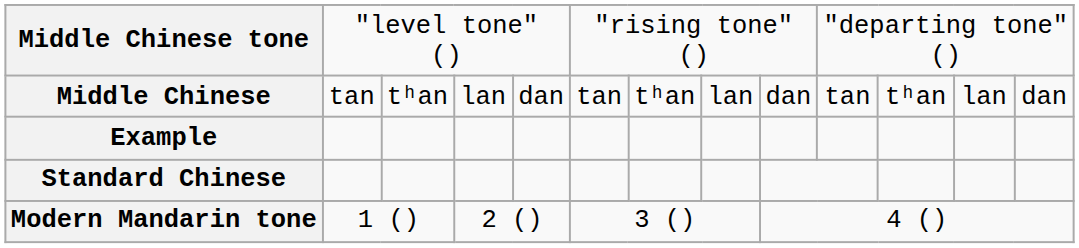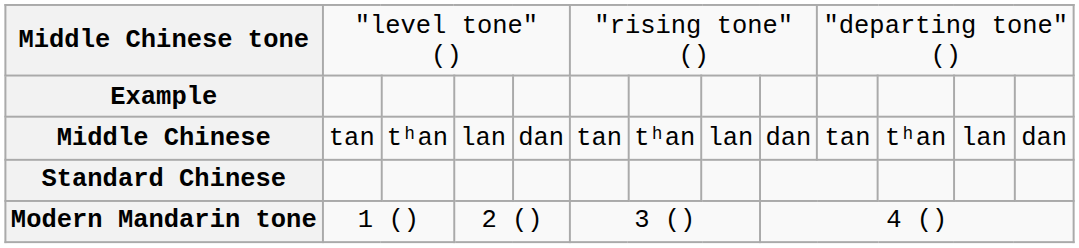rows swapped: (164, 138) <-> (164, 97)
